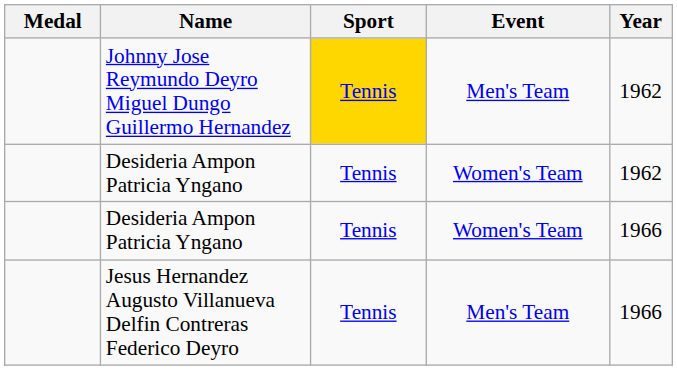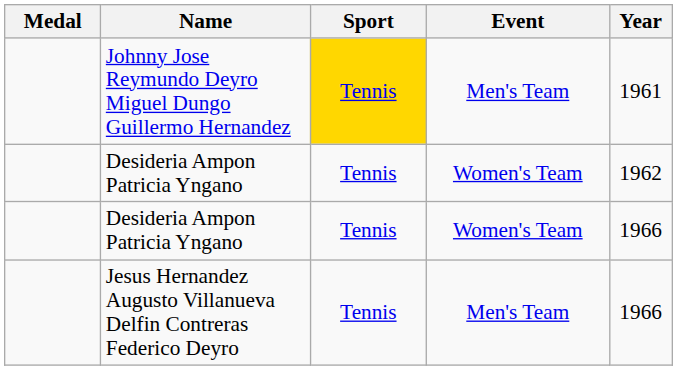(641, 91) 1962 -> (641, 91) 1961
